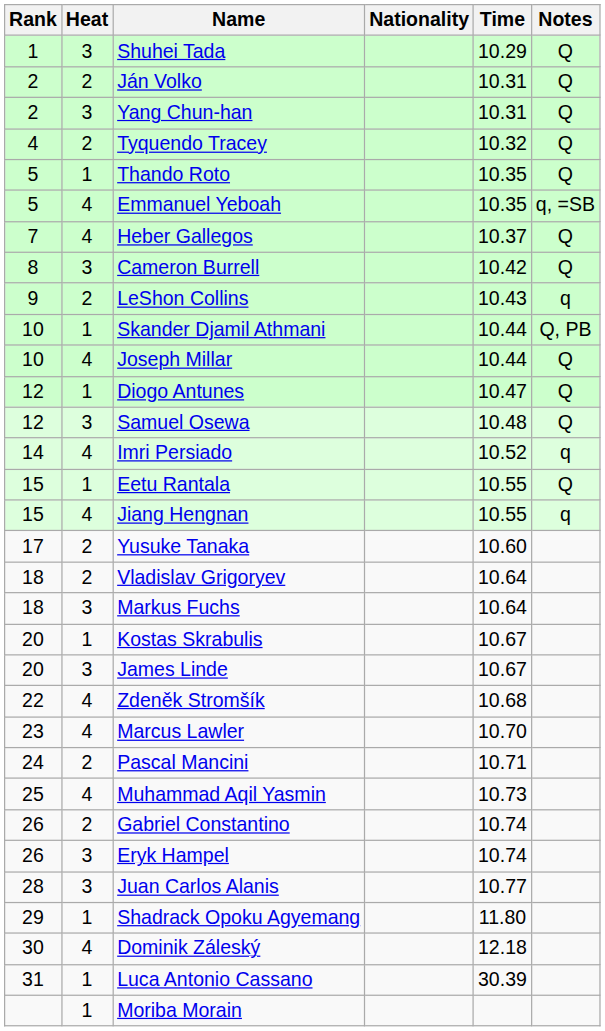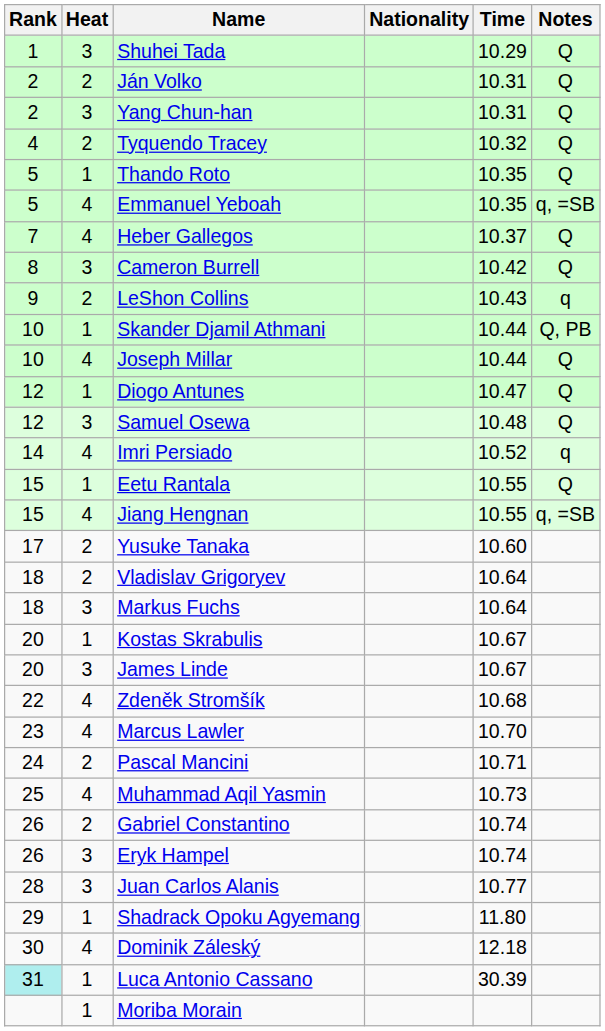(565, 515) q -> (565, 515) q, =SB
(33, 979) no background -> (33, 979) paleturquoise background
